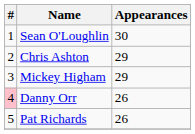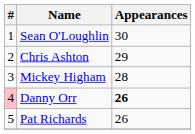(121, 77) 29 -> (121, 77) 28
(121, 98) normal -> (121, 98) bold
